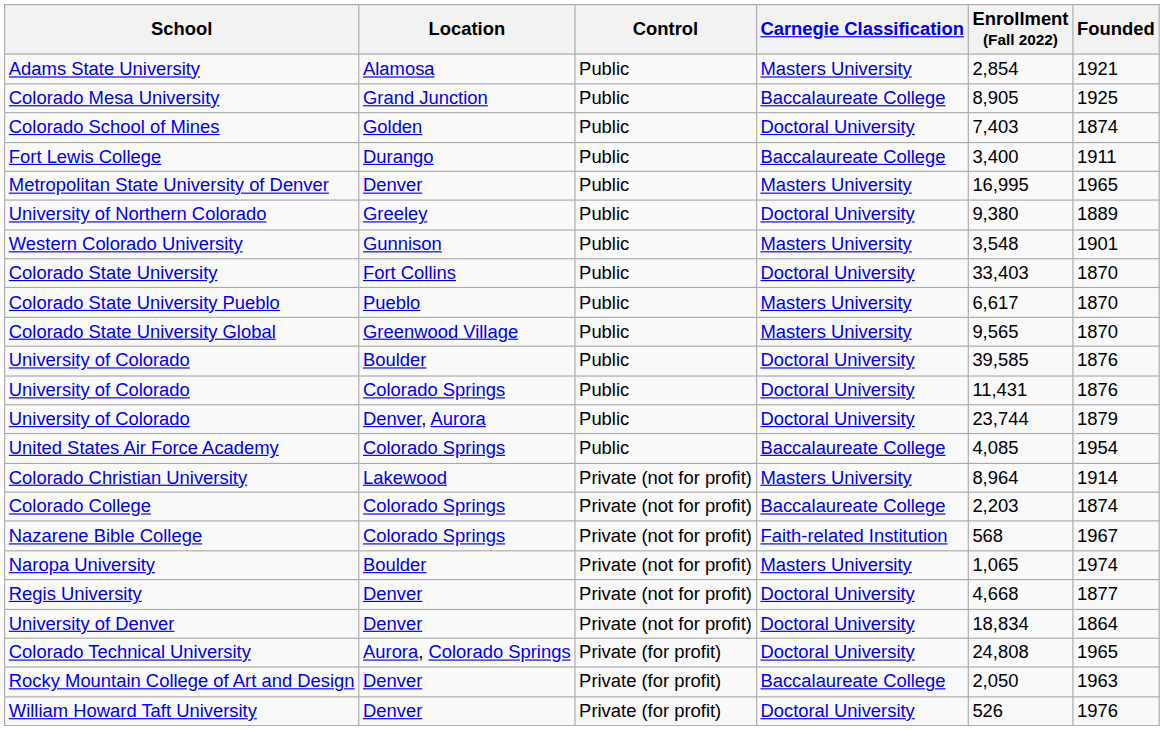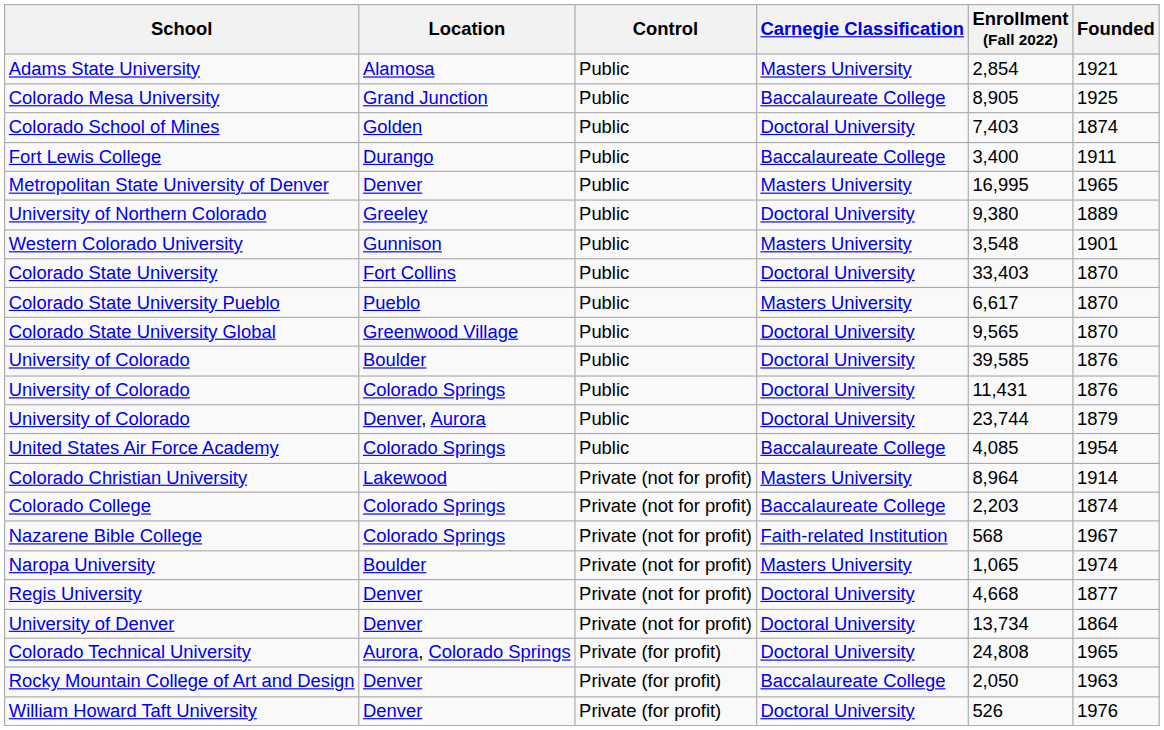(836, 331) Masters University -> (838, 331) Doctoral University
(1001, 623) 18,834 -> (1001, 623) 13,734
